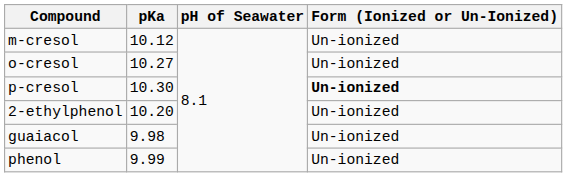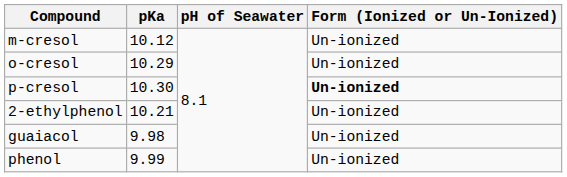(152, 64) 10.27 -> (152, 64) 10.29
(152, 112) 10.20 -> (152, 112) 10.21
